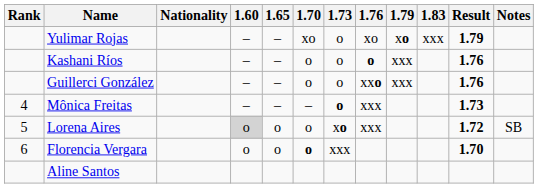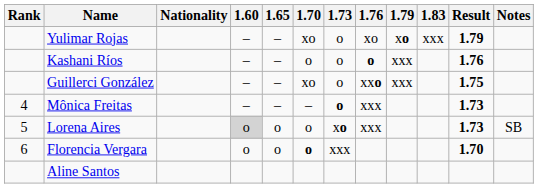(309, 82) o -> (309, 82) xo
(471, 82) 1.76 -> (471, 82) 1.75
(471, 127) 1.72 -> (471, 127) 1.73
